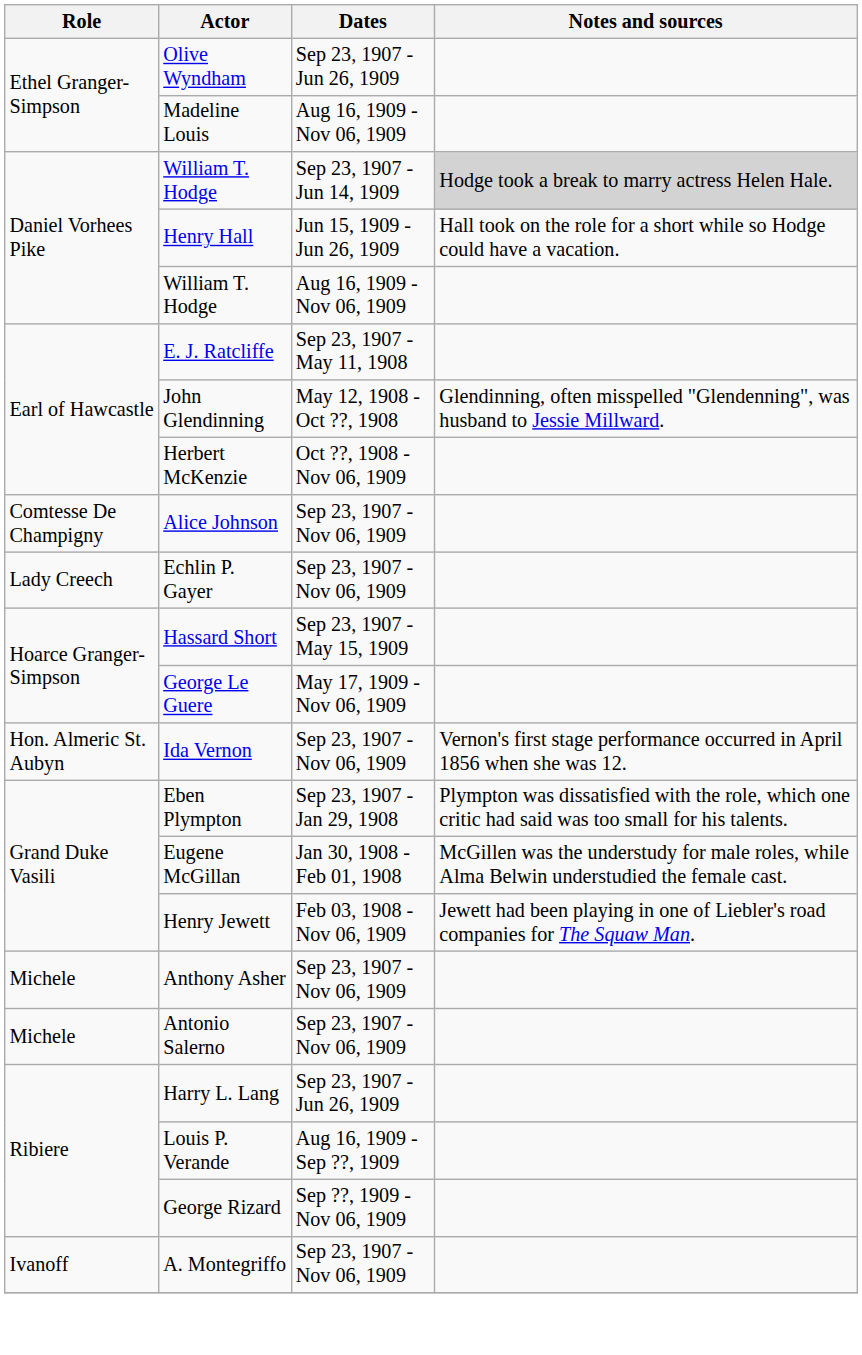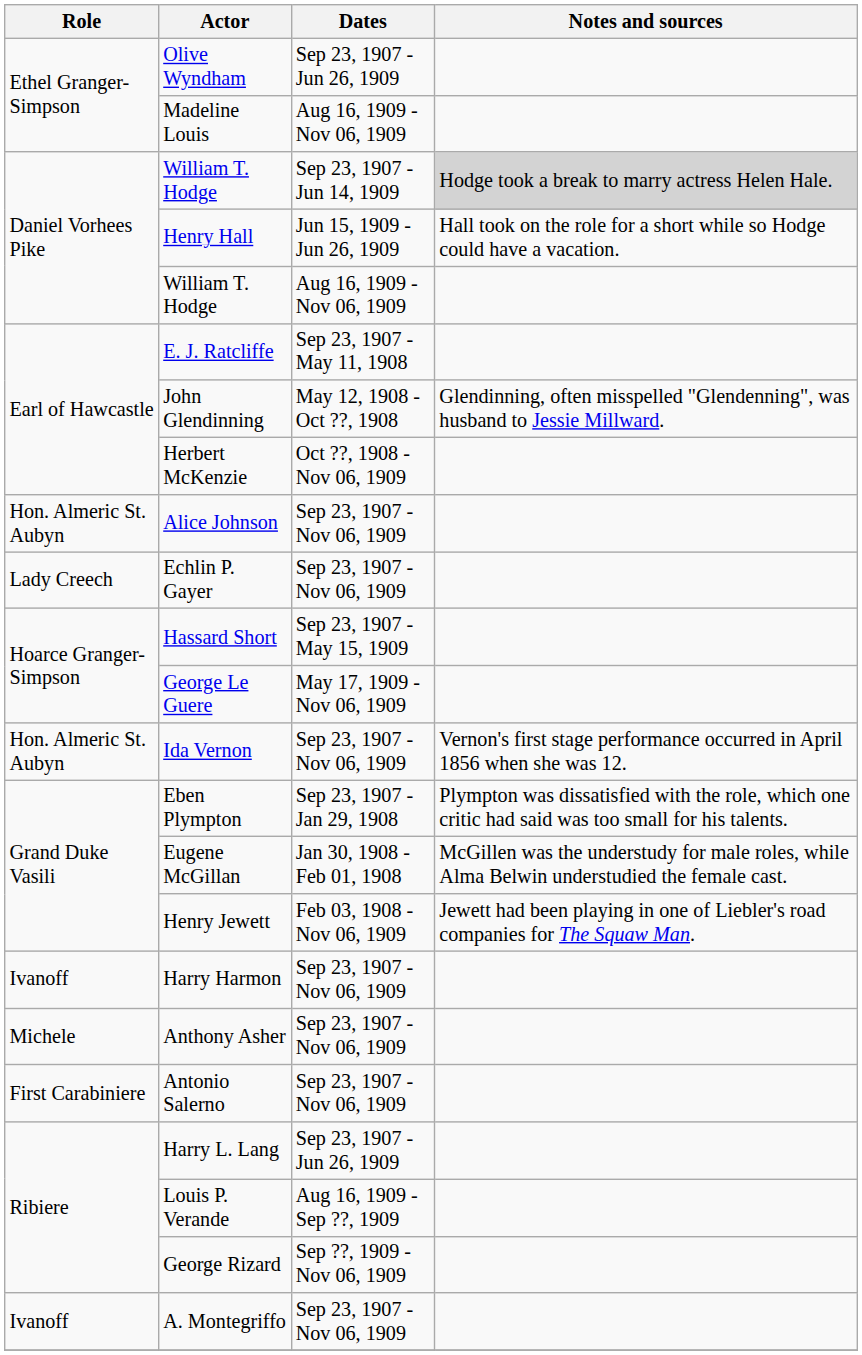(63, 523) Comtesse De Champigny -> (78, 523) Hon. Almeric St. Aubyn
+ row: (222, 979)
(42, 1036) Michele -> (77, 1093) First Carabiniere
